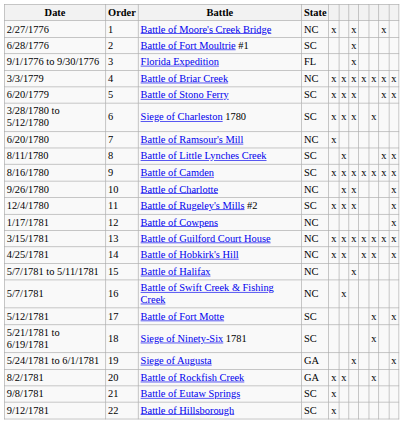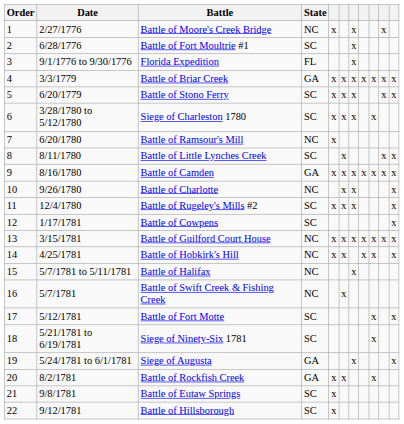columns swapped: (122, 12) <-> (55, 12)
(311, 78) NC -> (311, 78) GA
(310, 172) SC -> (311, 172) GA
(311, 222) NC -> (310, 222) SC
